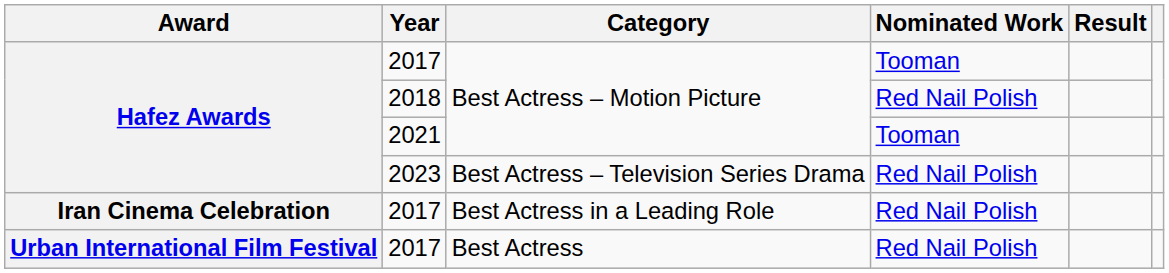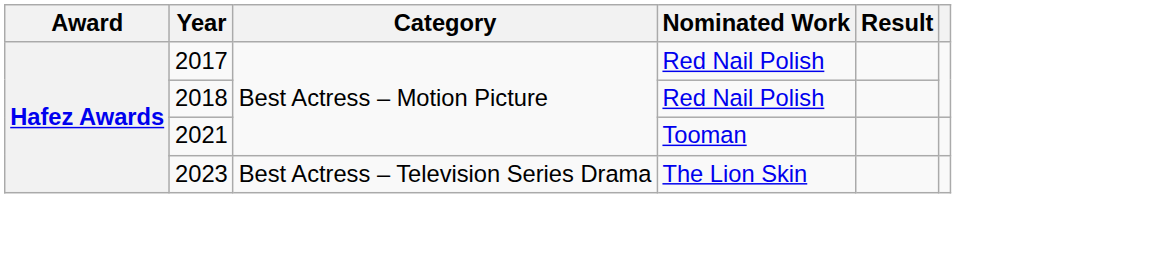(918, 60) Tooman -> (743, 60) Red Nail Polish
(957, 173) Red Nail Polish -> (735, 173) The Lion Skin
- row: (415, 211)
- row: (415, 248)
